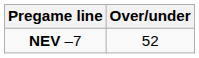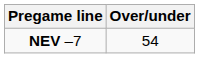(150, 40) 52 -> (150, 40) 54
